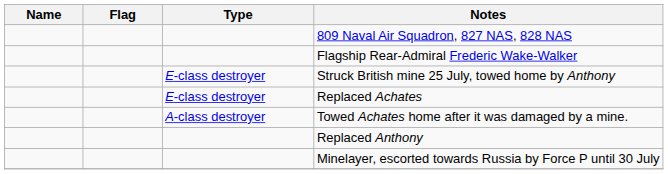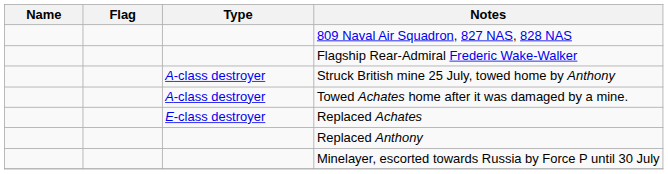(215, 76) E-class destroyer -> (215, 76) A-class destroyer
rows swapped: (473, 117) <-> (370, 96)
